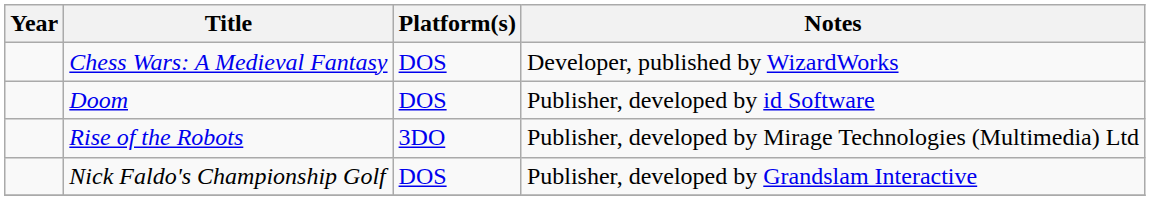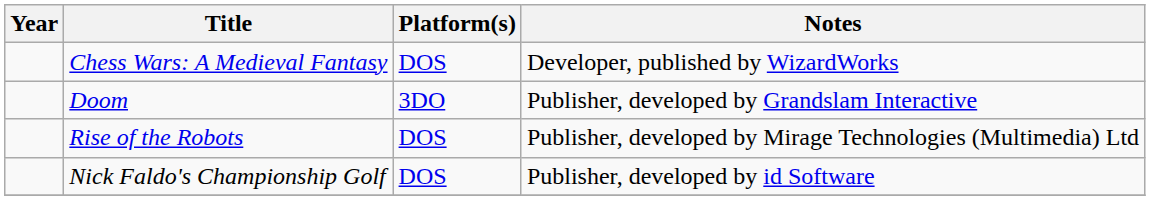(423, 99) DOS -> (422, 99) 3DO
(701, 99) Publisher, developed by id Software -> (752, 99) Publisher, developed by Grandslam Interactive
(422, 137) 3DO -> (423, 137) DOS
(752, 175) Publisher, developed by Grandslam Interactive -> (701, 175) Publisher, developed by id Software
